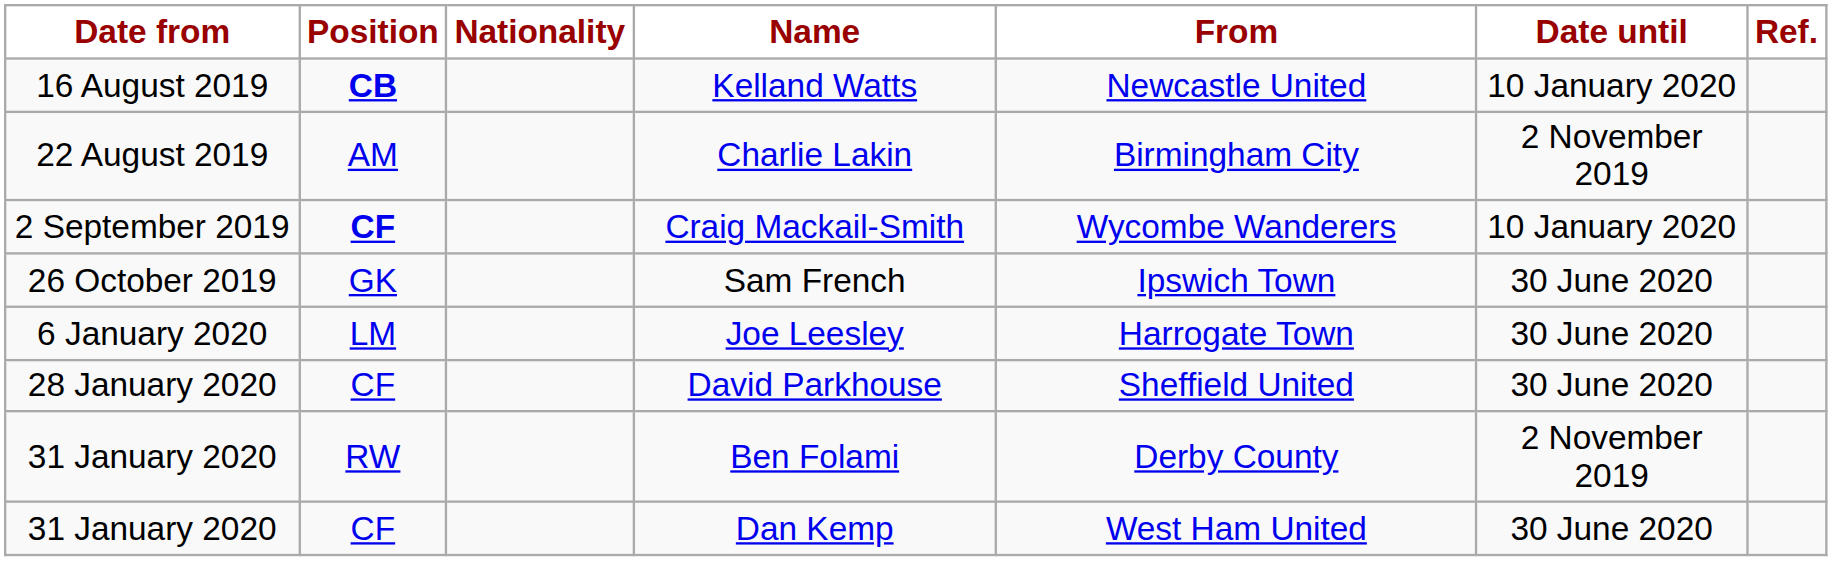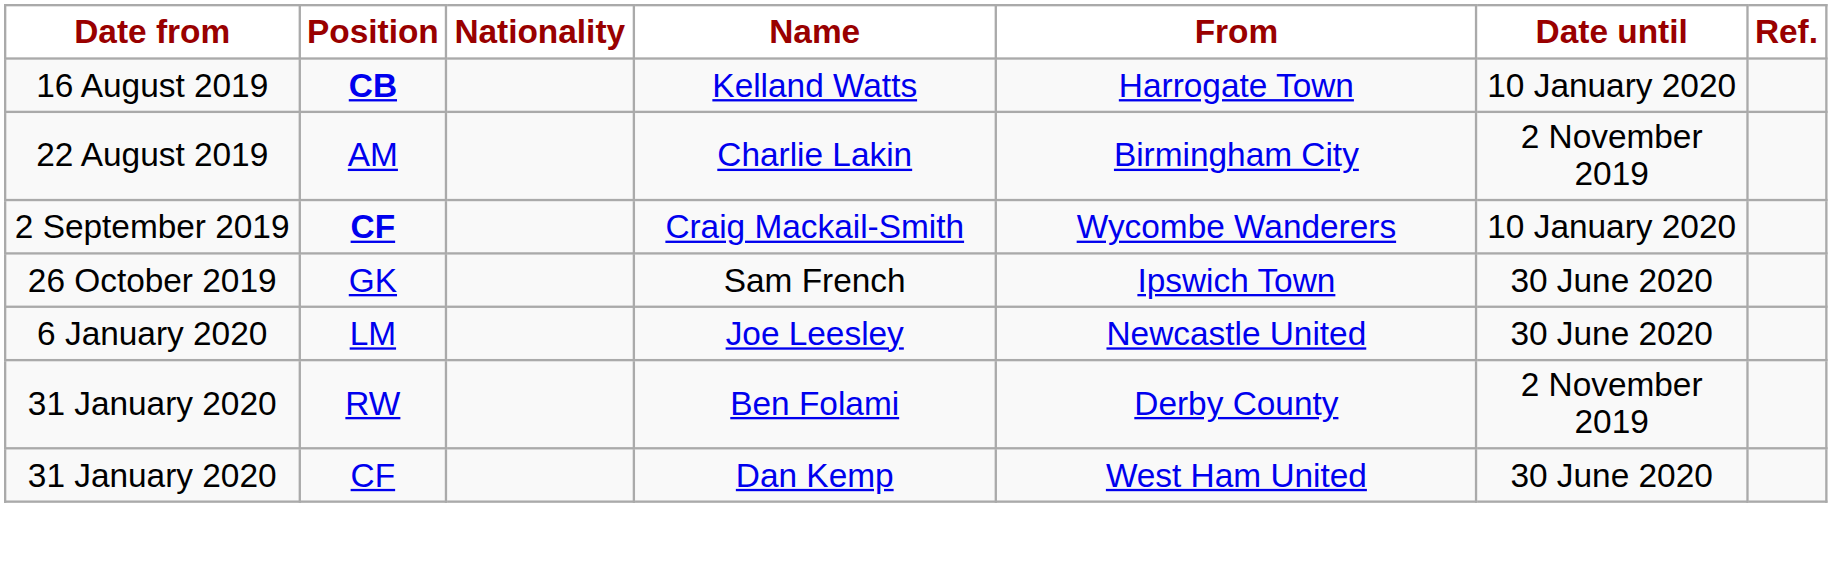(1236, 85) Newcastle United -> (1236, 85) Harrogate Town
(1236, 333) Harrogate Town -> (1236, 333) Newcastle United
- row: (815, 386)
